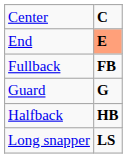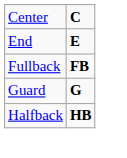(102, 41) lightsalmon background -> (75, 41) no background
- row: (49, 139)
